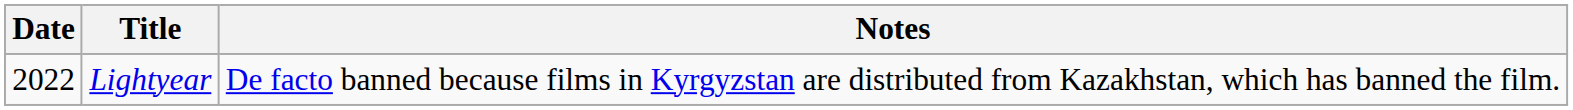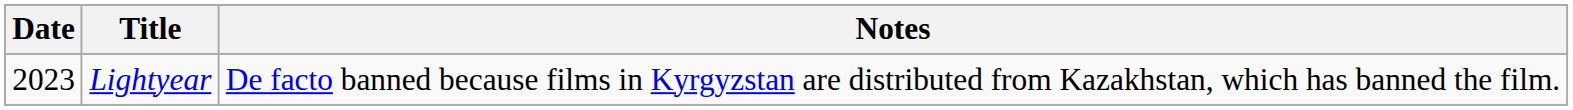(44, 79) 2022 -> (44, 79) 2023
